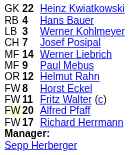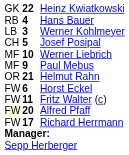(25, 43) 7 -> (25, 43) 5
(28, 54) 14 -> (28, 54) 10
(28, 77) 12 -> (28, 77) 21
(25, 88) 8 -> (25, 88) 6
